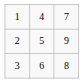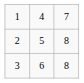(66, 41) 9 -> (66, 41) 8
